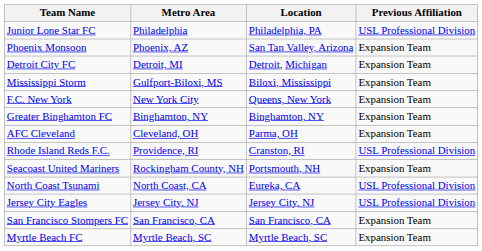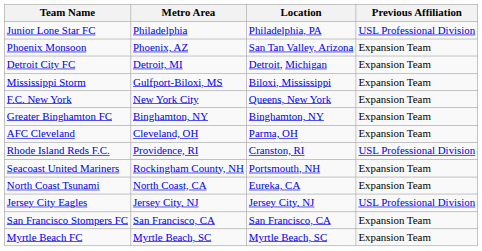(417, 185) USL Professional Division -> (395, 185) Expansion Team
